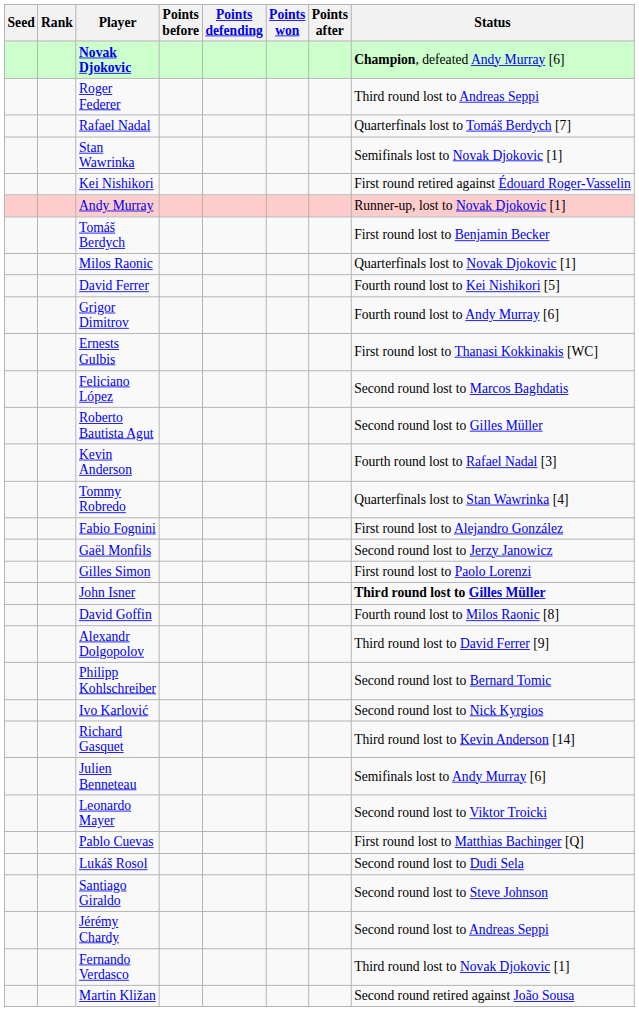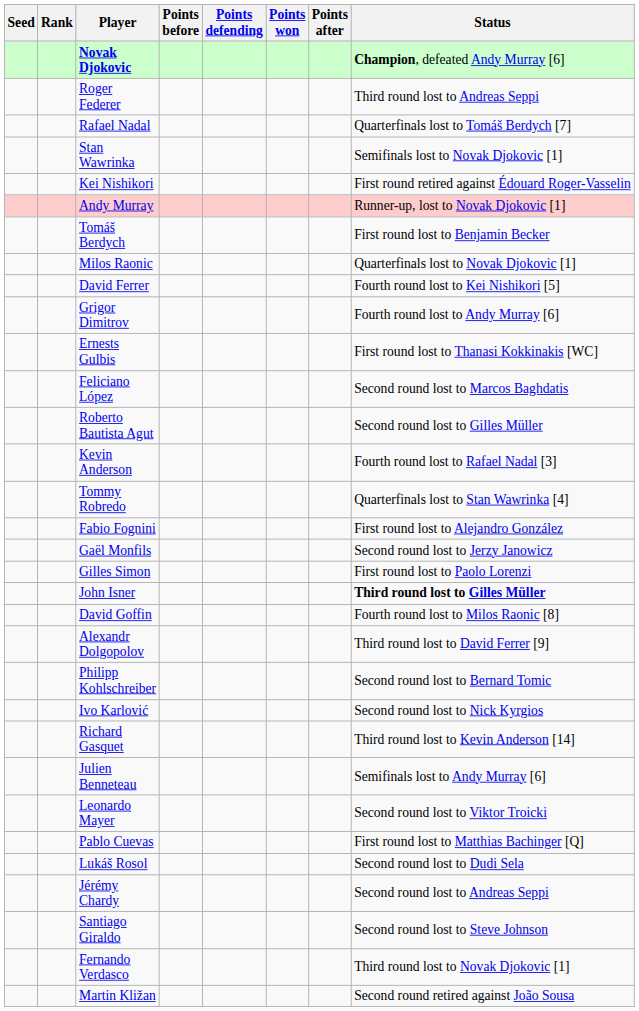rows swapped: (99, 930) <-> (103, 893)
